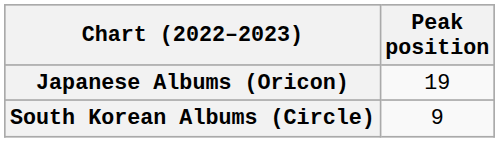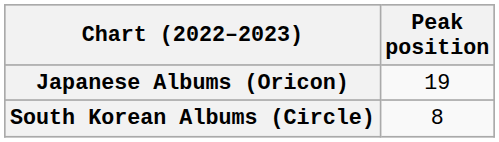(437, 118) 9 -> (437, 118) 8
